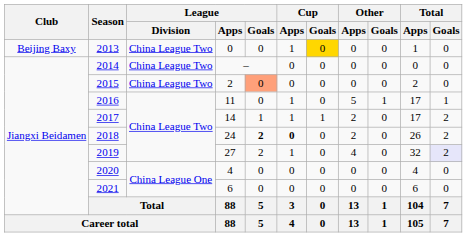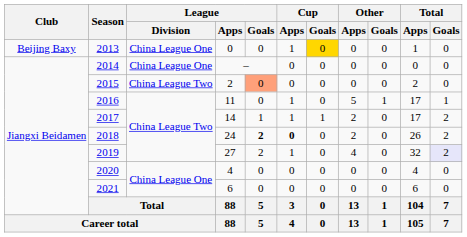(171, 48) China League Two -> (171, 48) China League One
(171, 65) China League Two -> (171, 65) China League One
